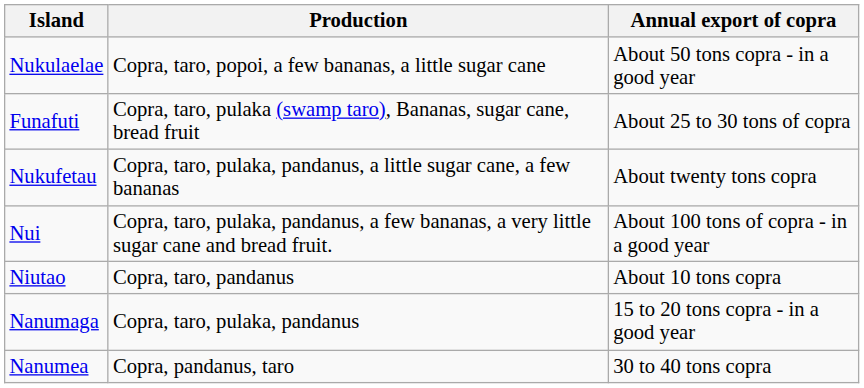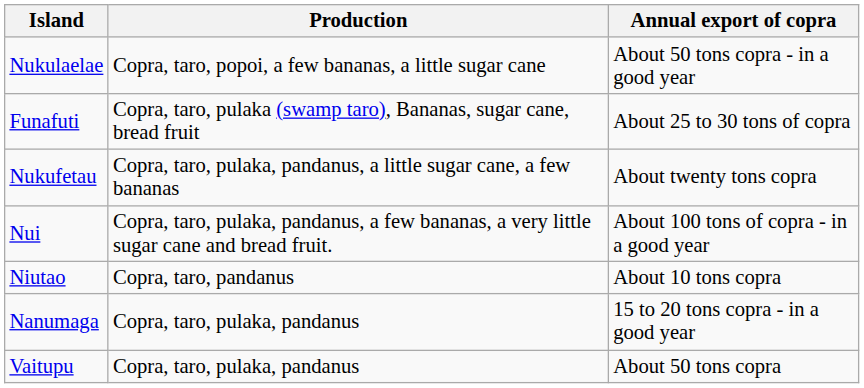- row: (49, 366)
+ row: (42, 366)
